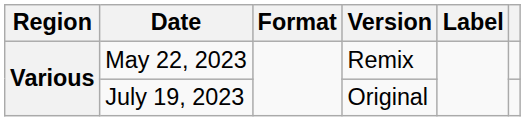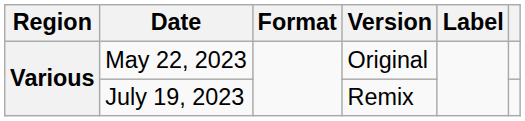(381, 60) Remix -> (388, 60) Original
(388, 97) Original -> (381, 97) Remix
